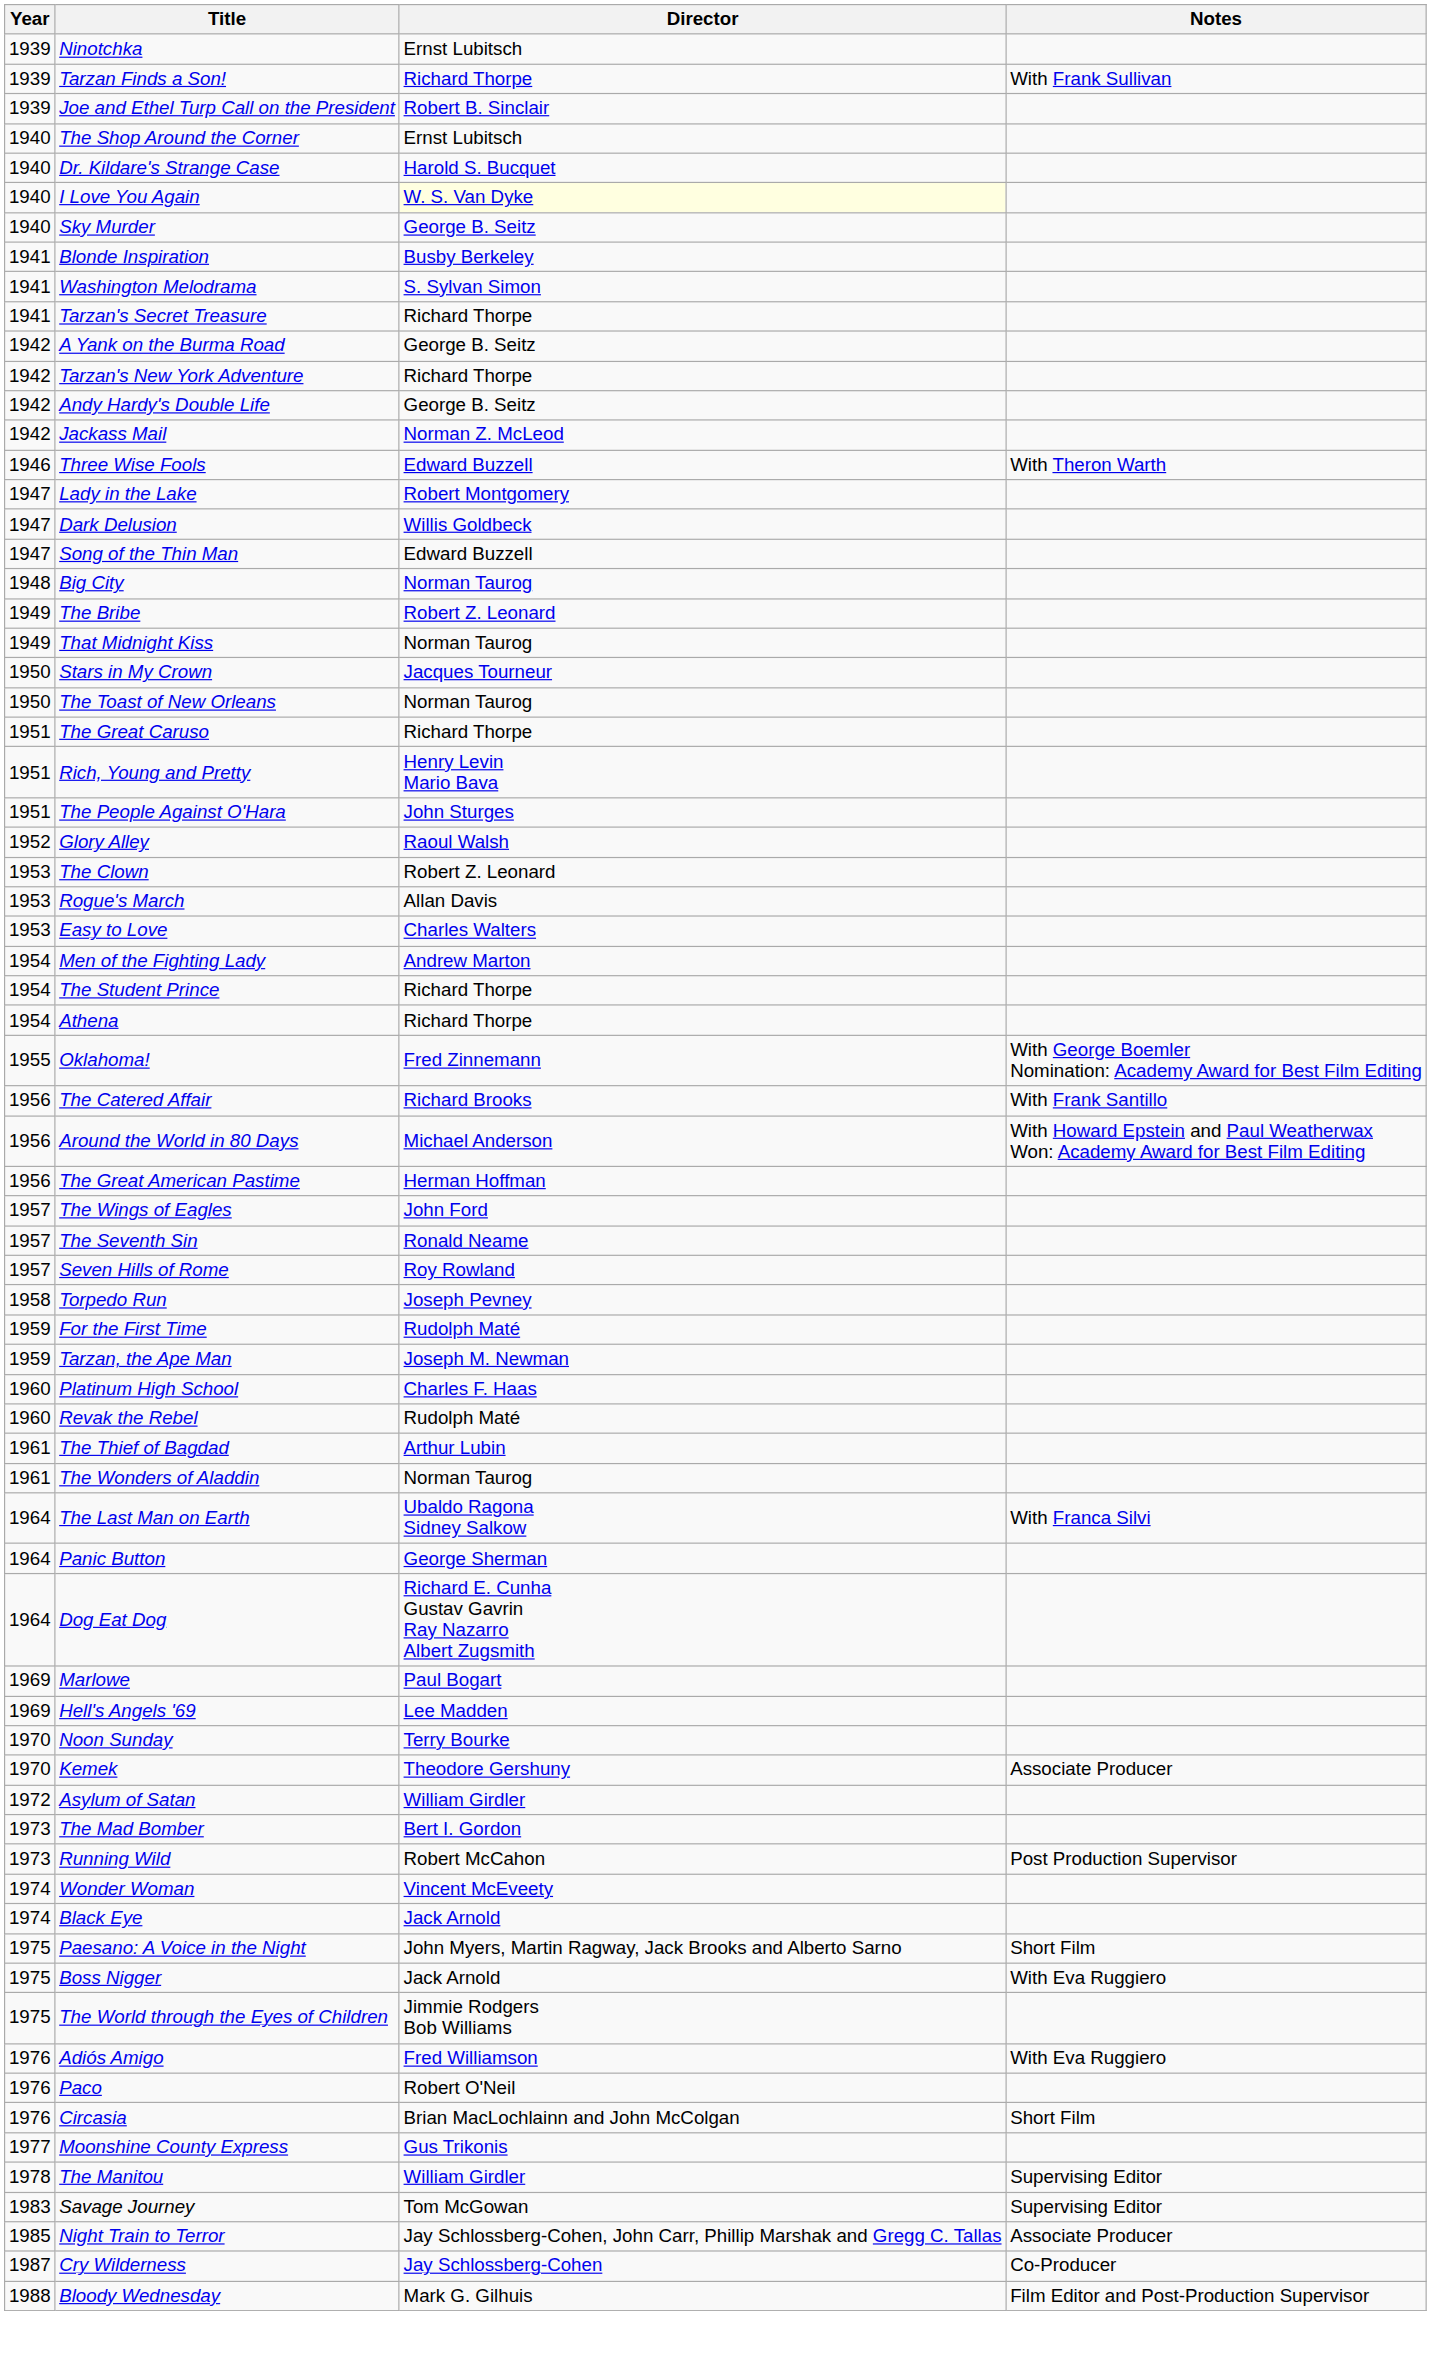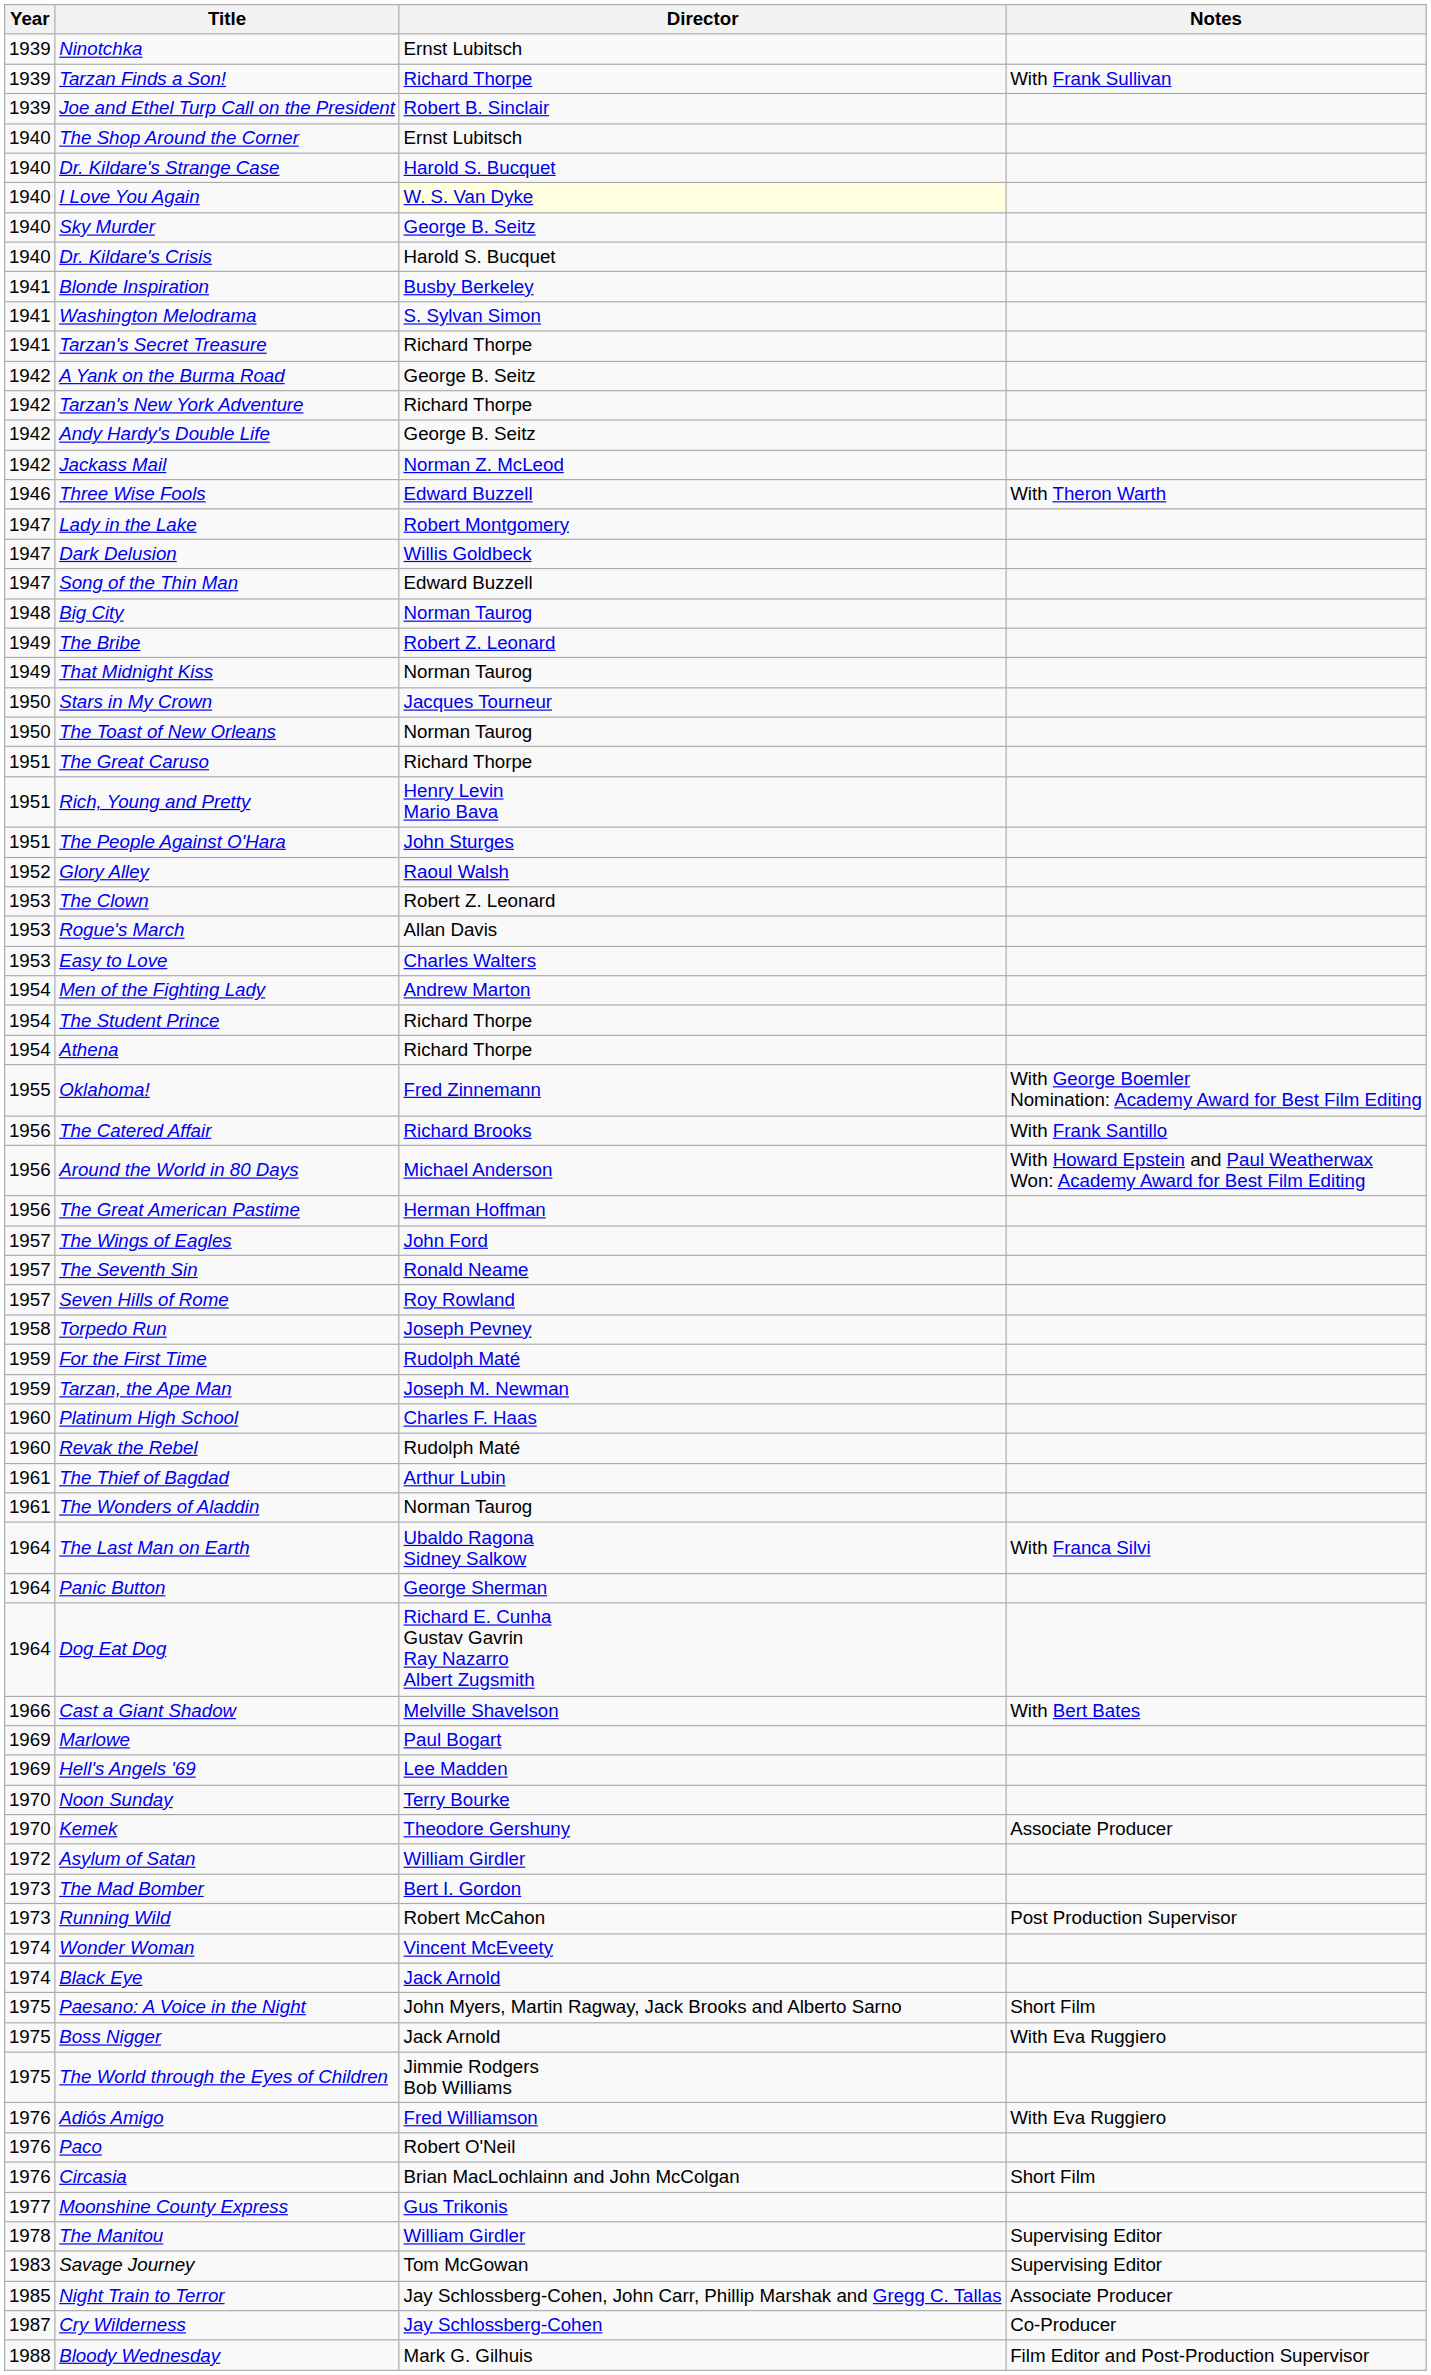+ row: (136, 256)
+ row: (148, 1710)
